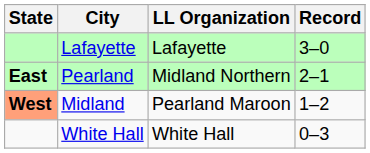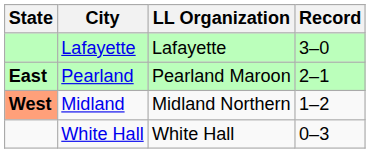(221, 76) Midland Northern -> (221, 76) Pearland Maroon
(221, 104) Pearland Maroon -> (221, 104) Midland Northern
